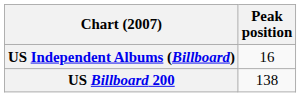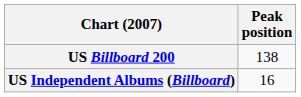rows swapped: (121, 80) <-> (121, 56)
